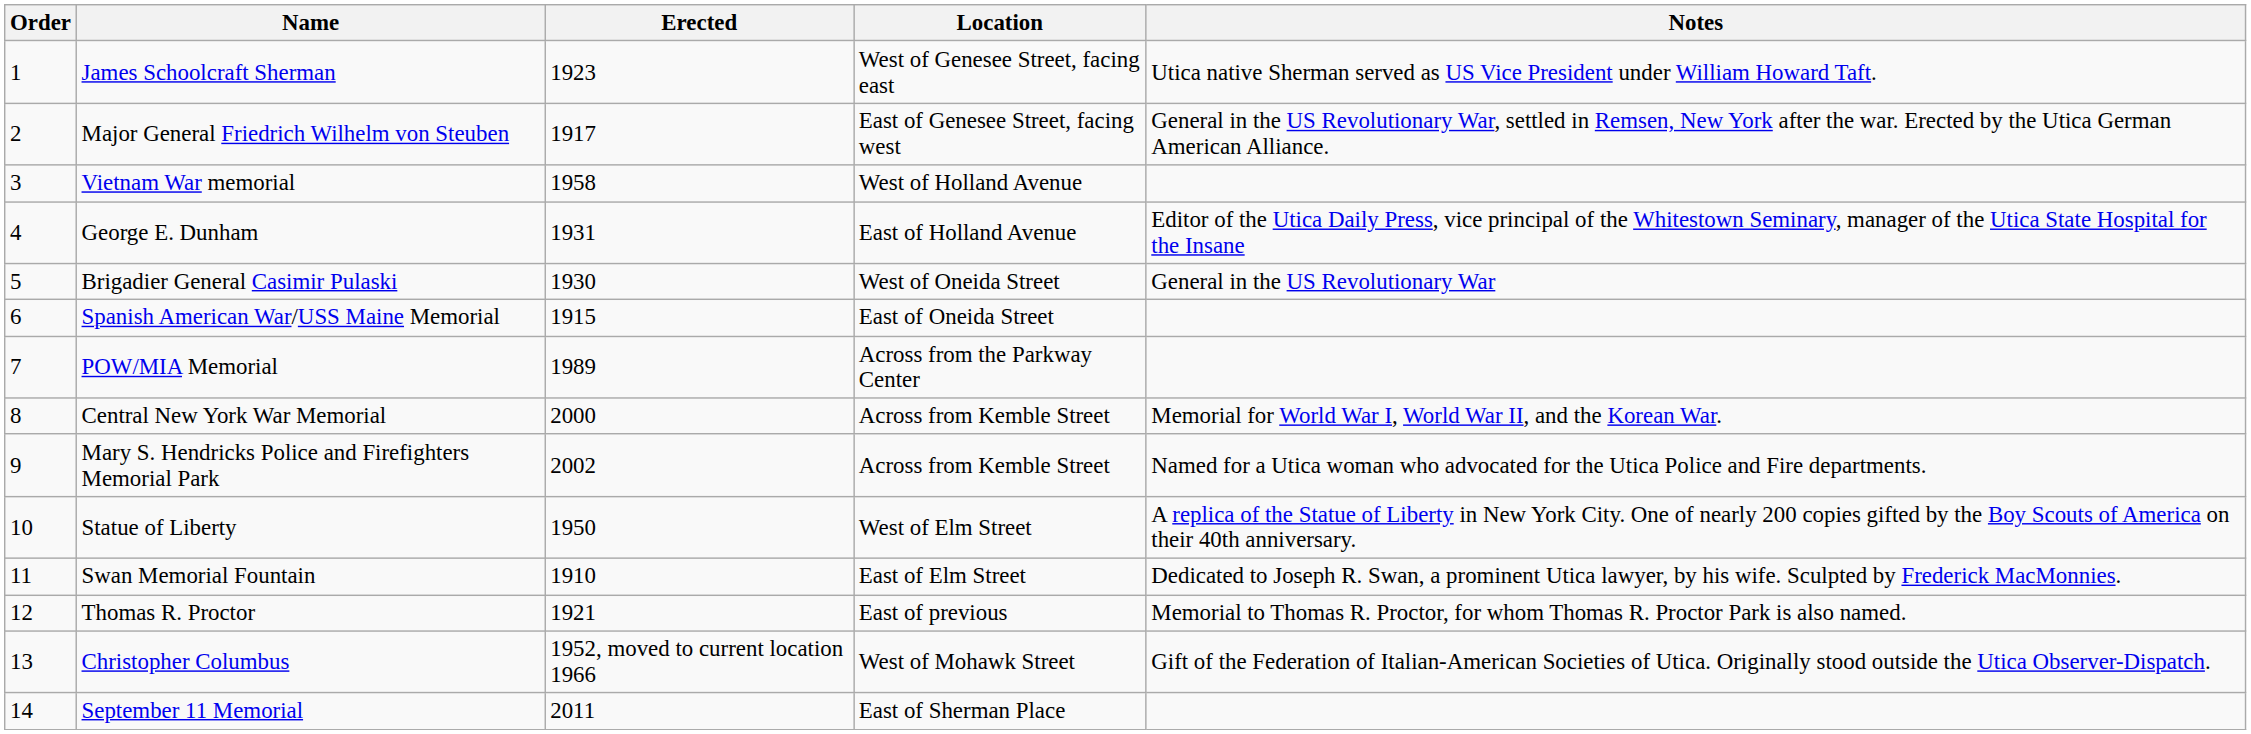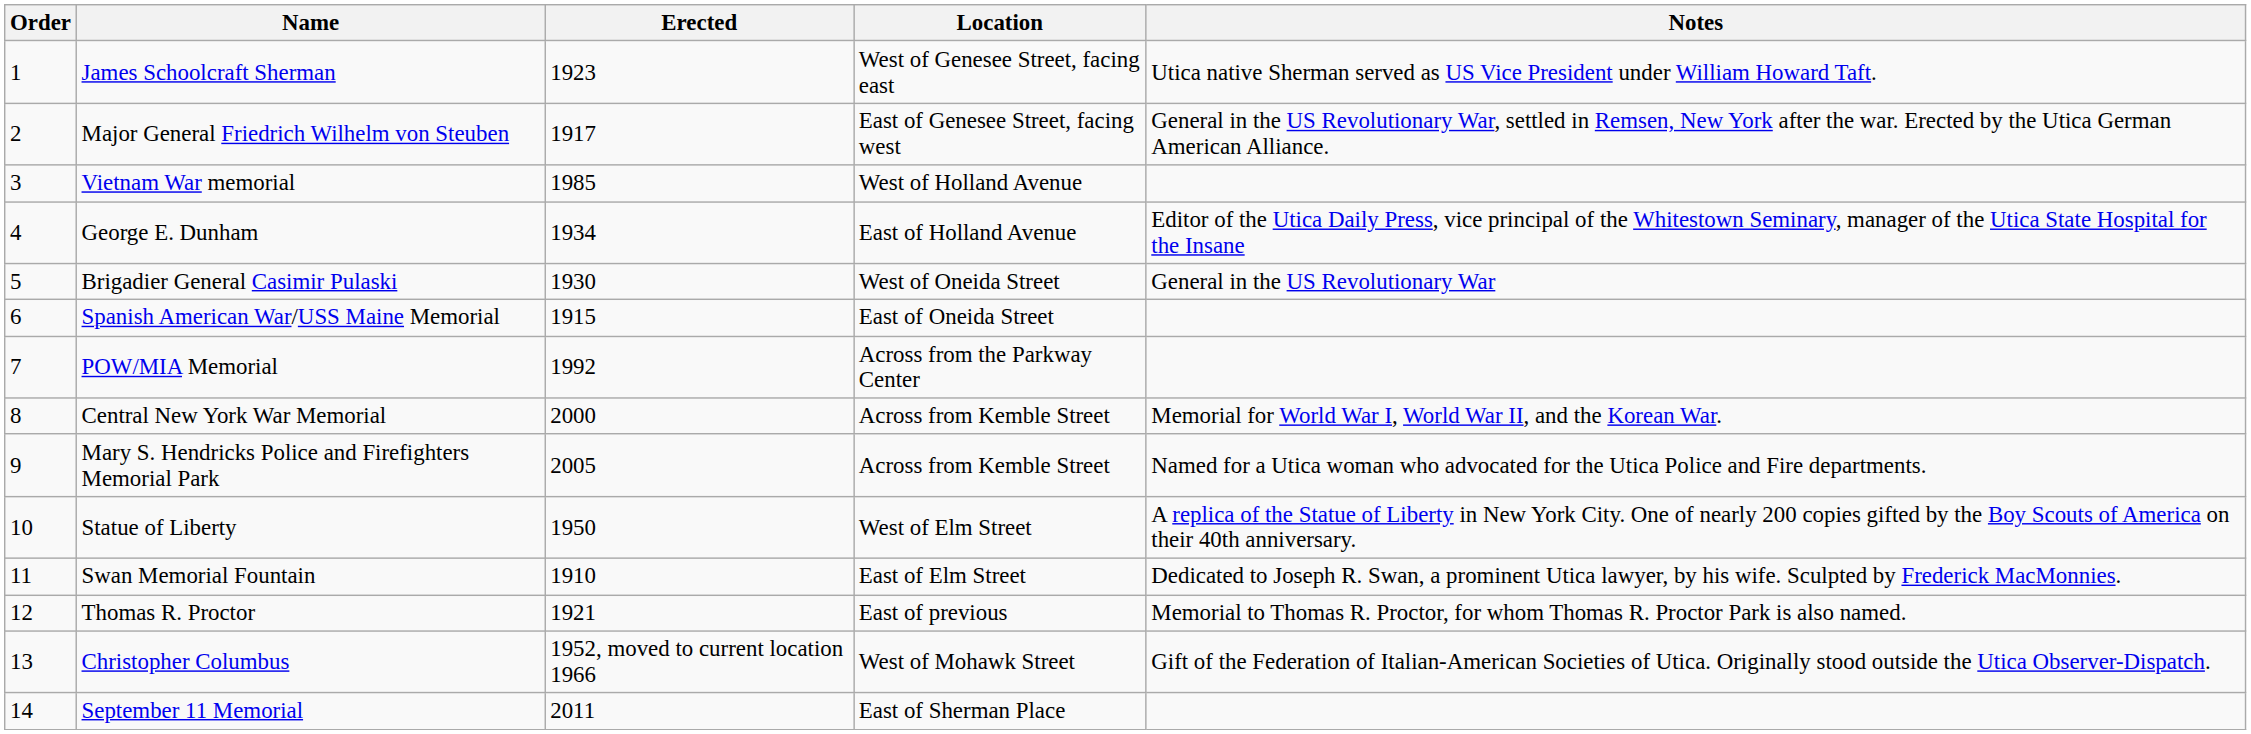(573, 182) 1958 -> (573, 182) 1985
(573, 232) 1931 -> (573, 232) 1934
(573, 366) 1989 -> (573, 366) 1992
(573, 465) 2002 -> (573, 465) 2005
